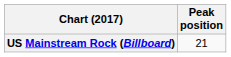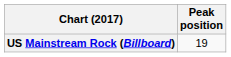(202, 43) 21 -> (202, 43) 19
